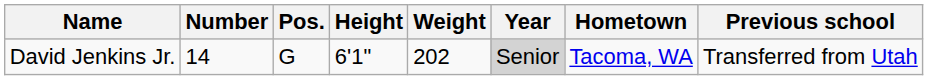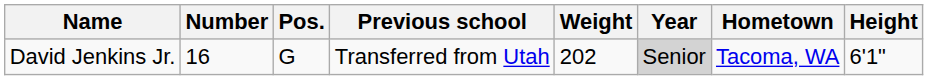columns swapped: (369, 21) <-> (810, 21)
(198, 56) 14 -> (198, 56) 16
